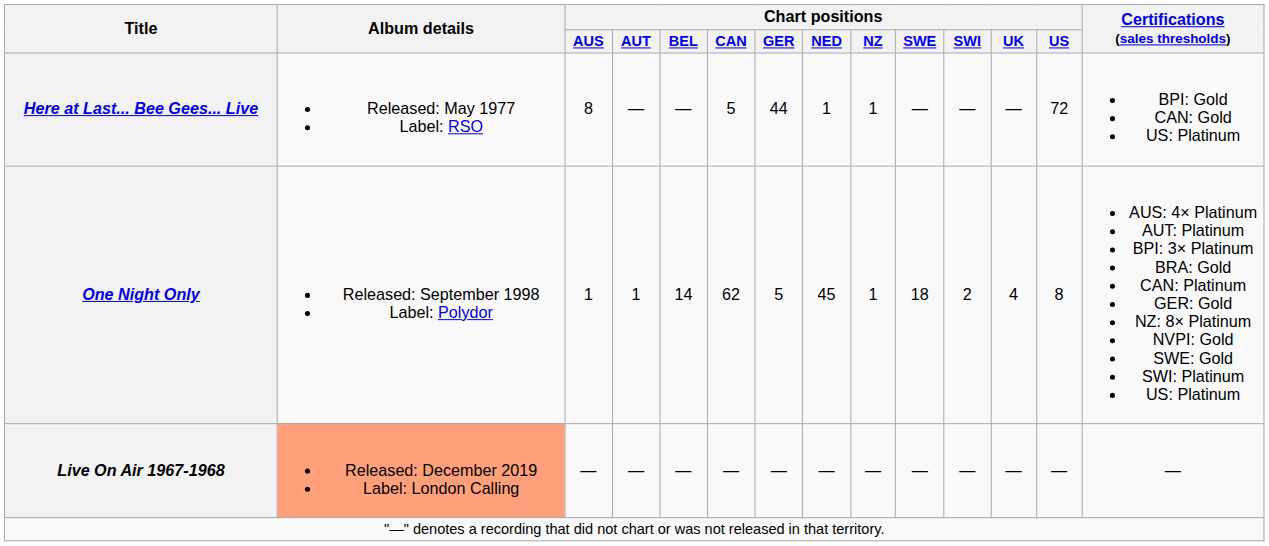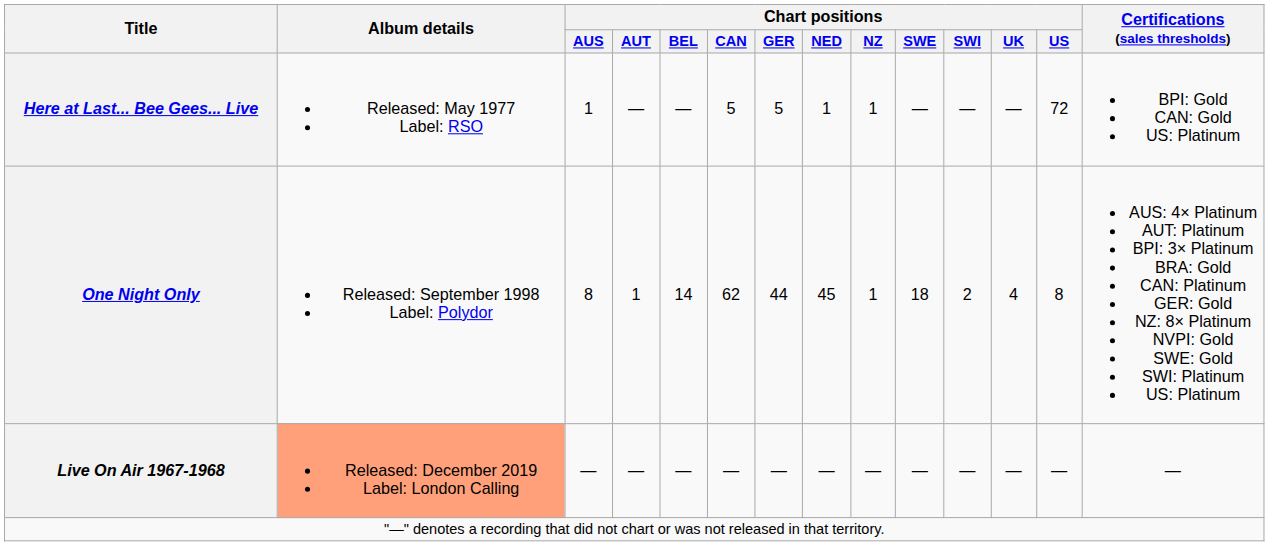(588, 109) 8 -> (588, 109) 1
(779, 109) 44 -> (779, 109) 5
(588, 294) 1 -> (588, 294) 8
(779, 294) 5 -> (779, 294) 44
